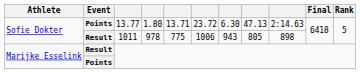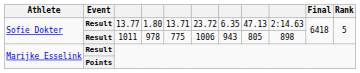(99, 24) Points -> (99, 24) Result
(230, 24) 6.30 -> (230, 24) 6.35
